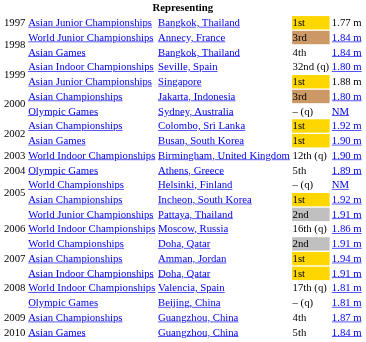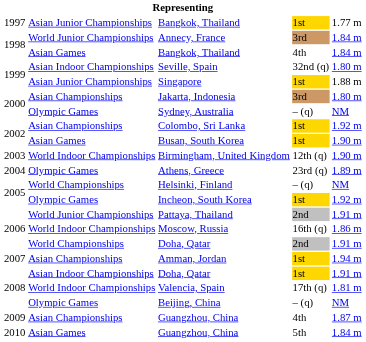(299, 170) 5th -> (310, 170) 23rd (q)
(75, 199) Asian Championships -> (63, 199) Olympic Games
(347, 303) 1.81 m -> (341, 303) NM
